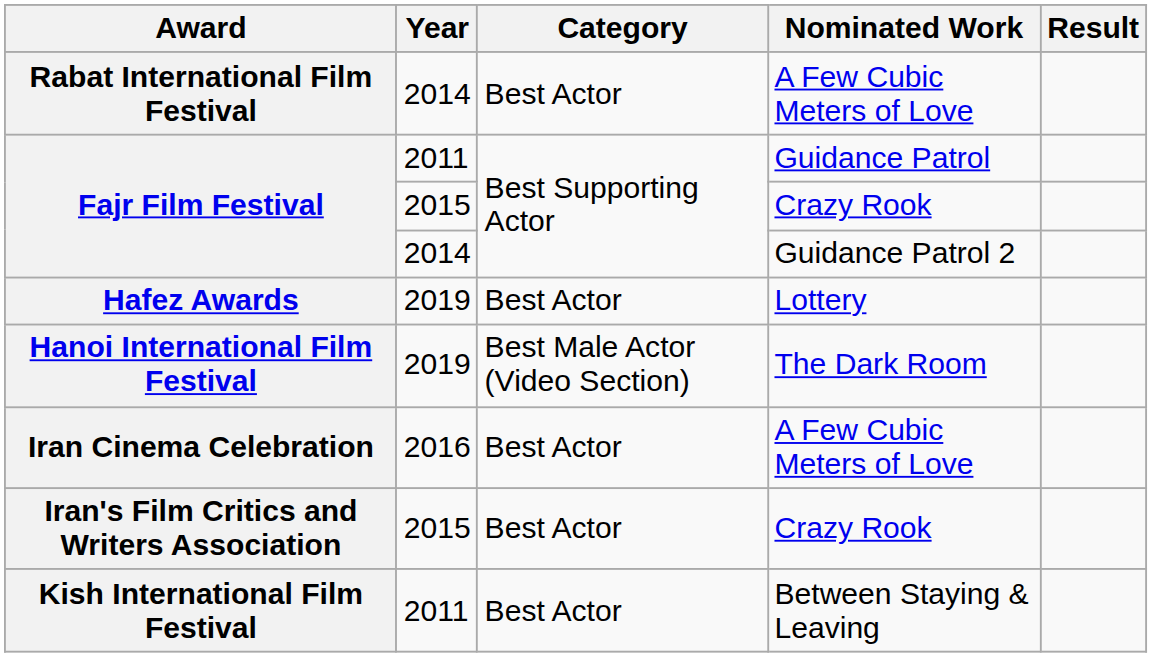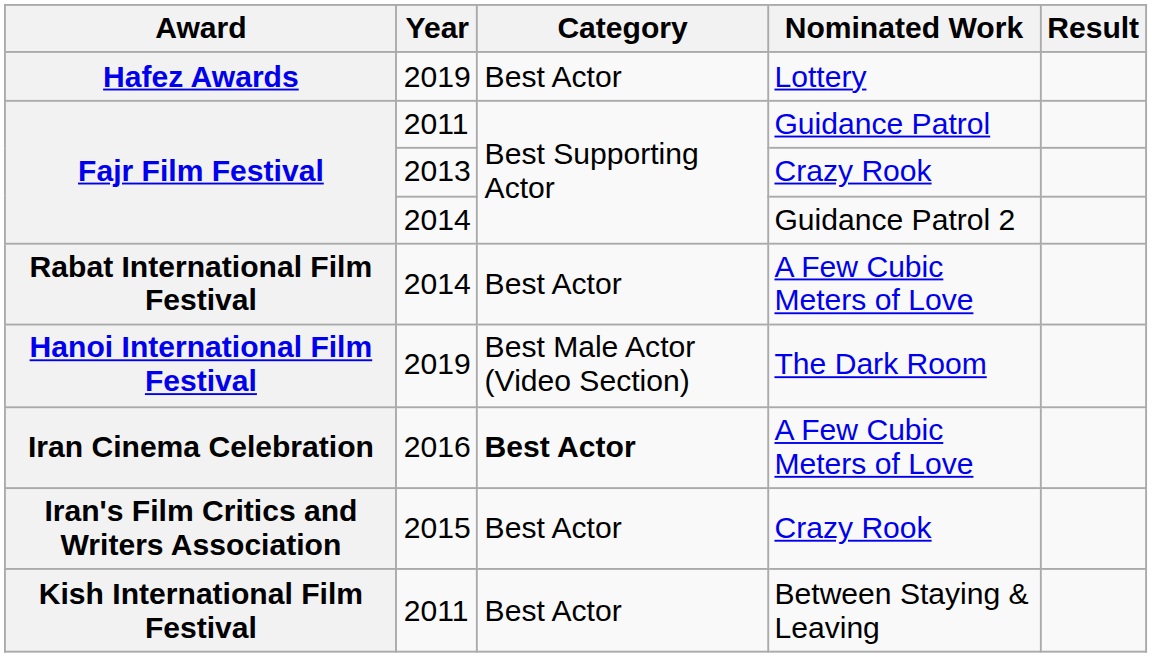rows swapped: (201, 92) <-> (201, 300)
(437, 205) 2015 -> (437, 171) 2013
(553, 446) normal -> (560, 446) bold
